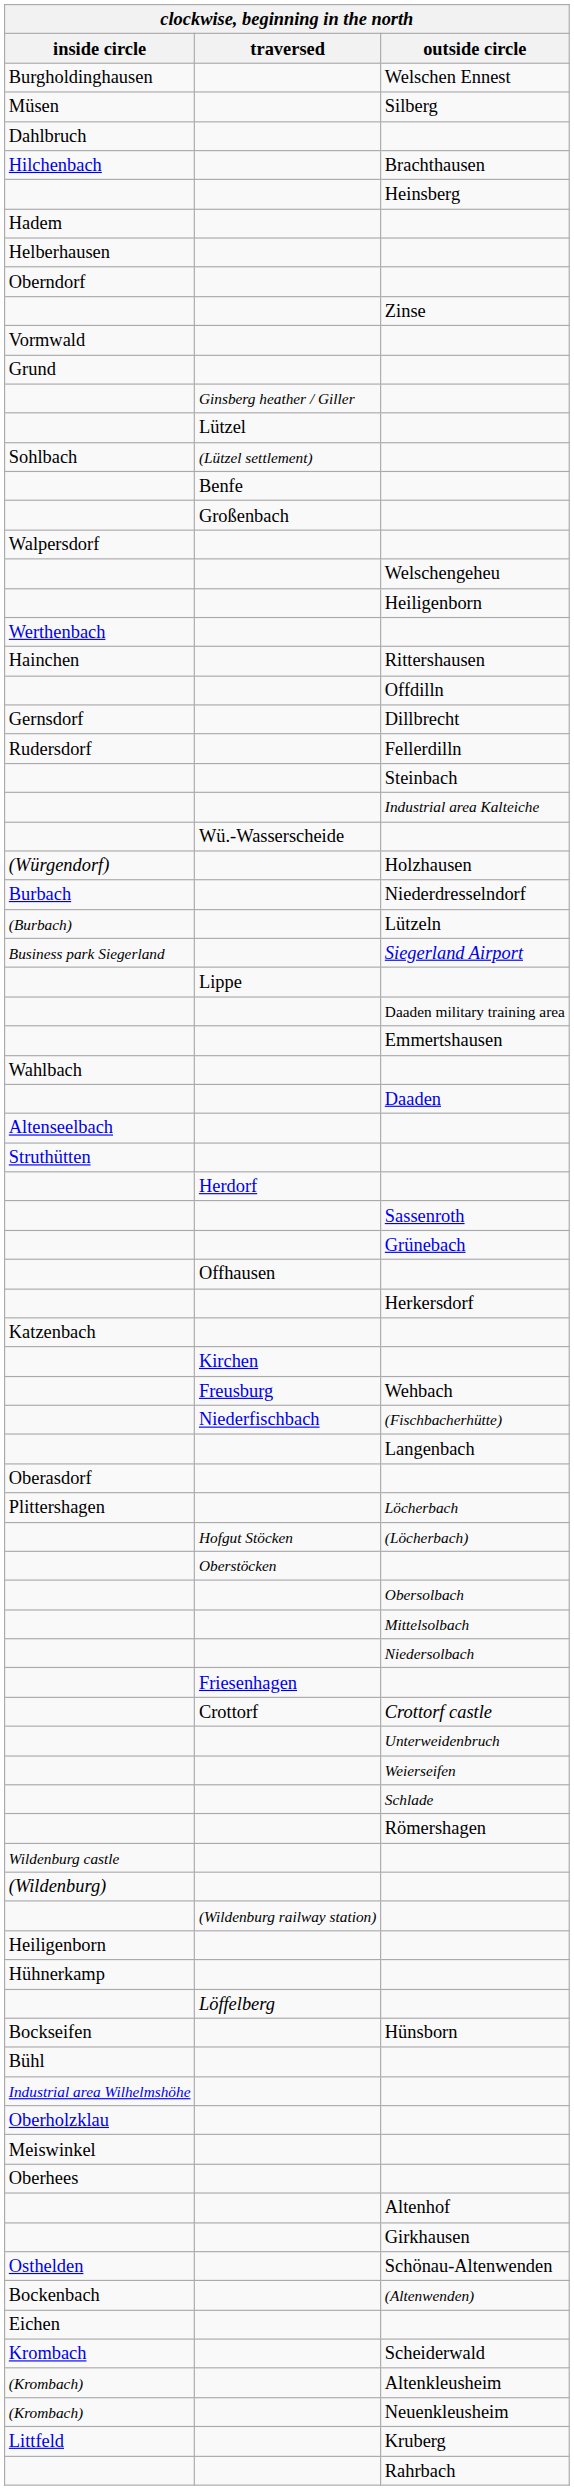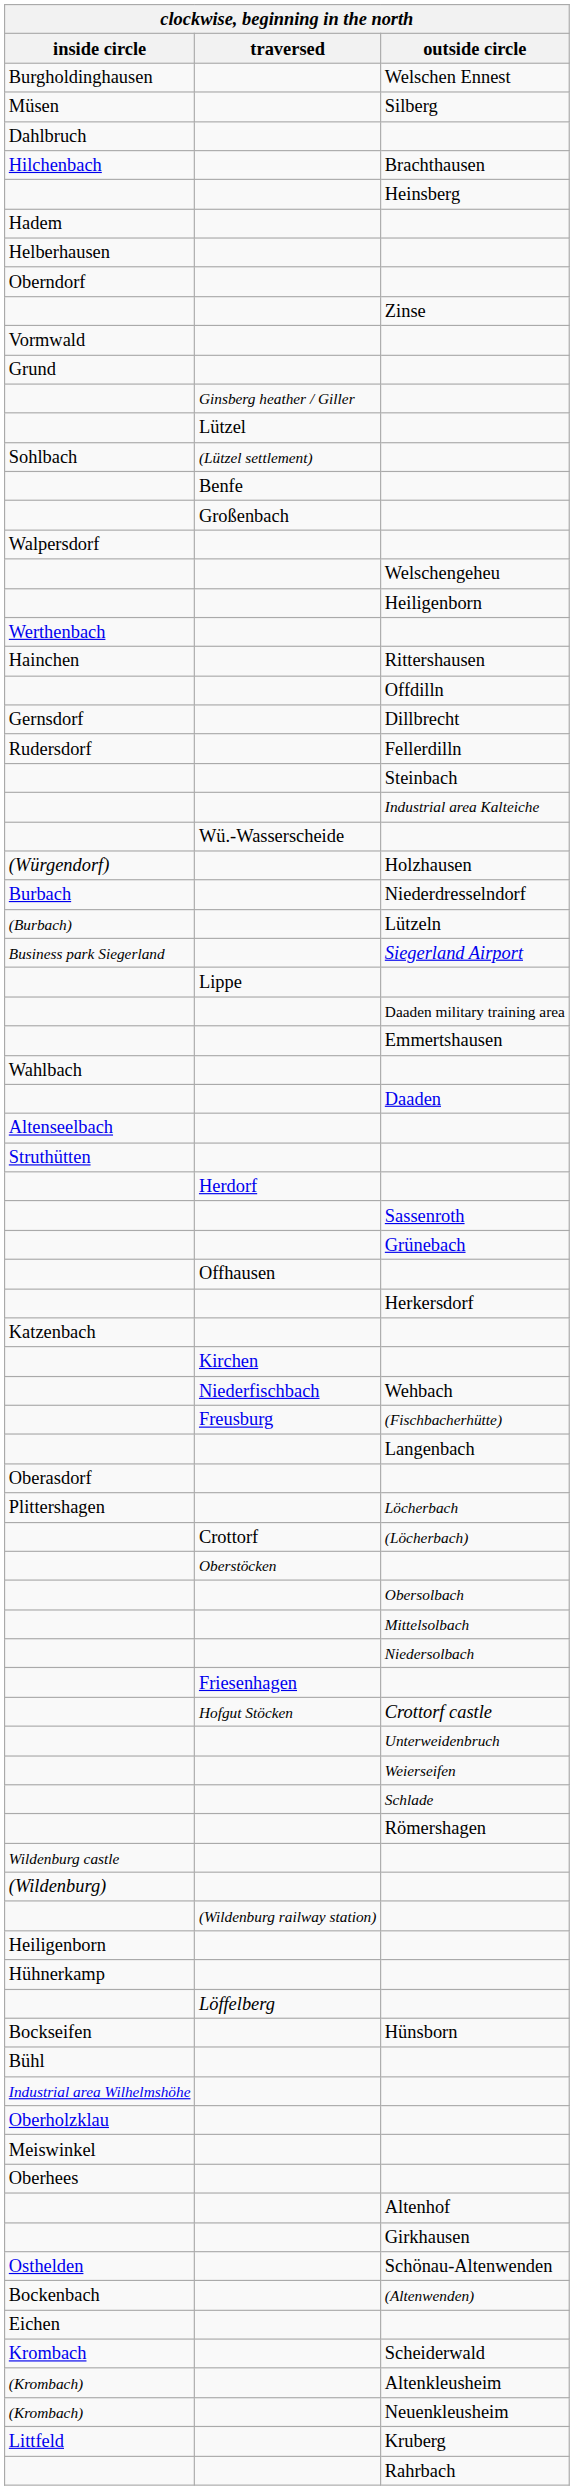(236, 1390) Freusburg -> (259, 1390) Niederfischbach
(259, 1419) Niederfischbach -> (236, 1419) Freusburg
(246, 1537) Hofgut Stöcken -> (229, 1536) Crottorf
(229, 1711) Crottorf -> (246, 1712) Hofgut Stöcken
